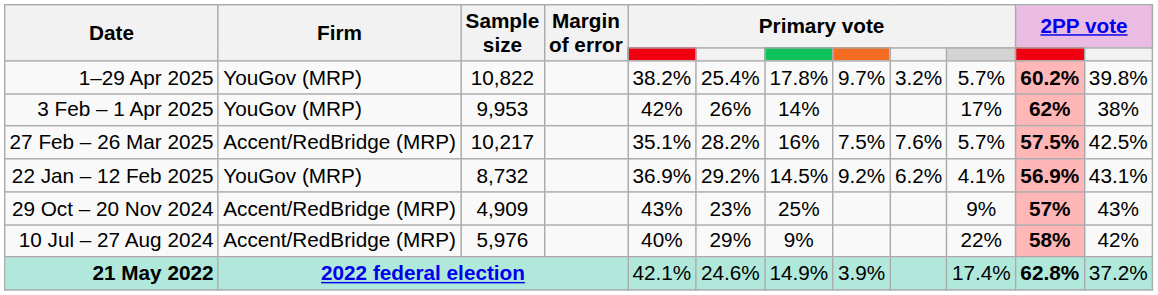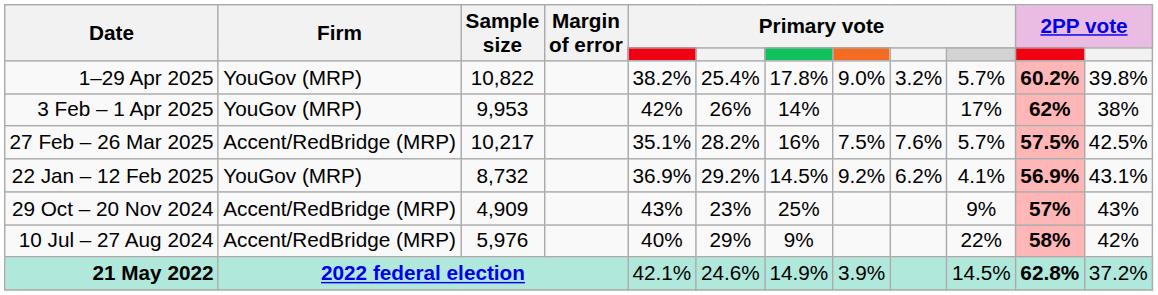(862, 77) 9.7% -> (862, 77) 9.0%
(981, 274) 17.4% -> (981, 274) 14.5%
